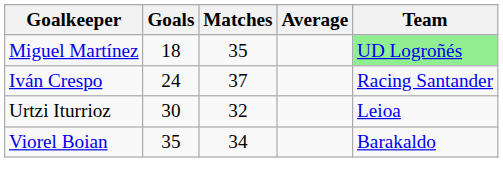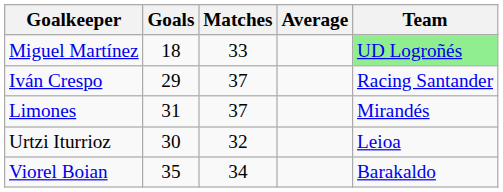(238, 50) 35 -> (238, 50) 33
(171, 80) 24 -> (171, 80) 29
+ row: (43, 111)
